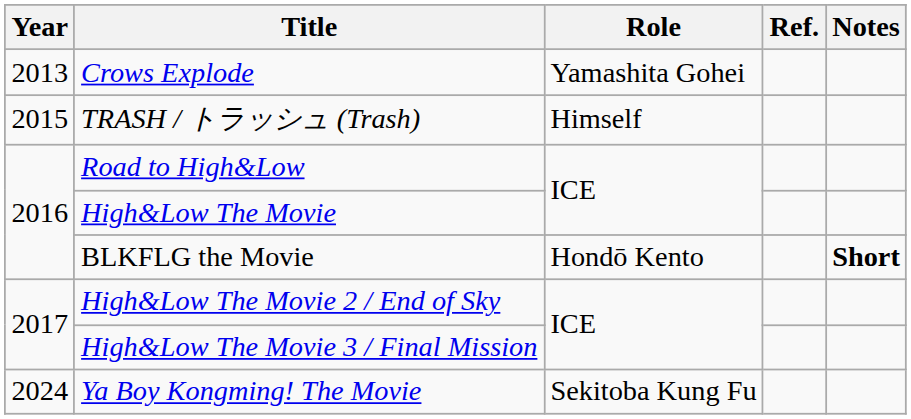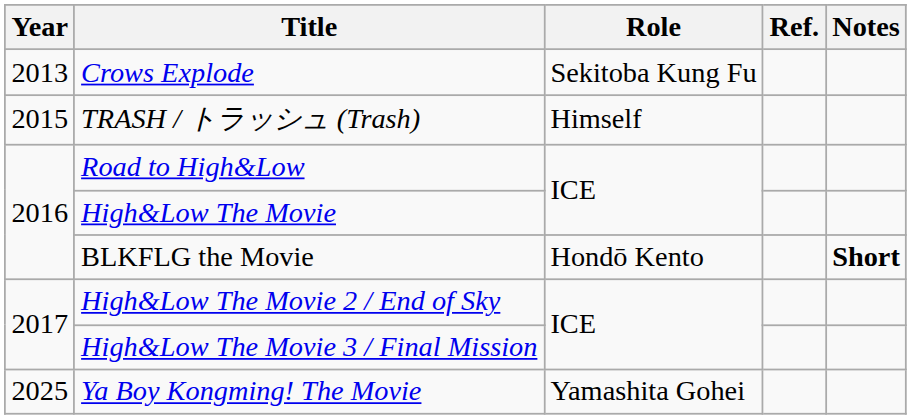(648, 71) Yamashita Gohei -> (653, 71) Sekitoba Kung Fu
(40, 391) 2024 -> (40, 391) 2025
(653, 391) Sekitoba Kung Fu -> (648, 391) Yamashita Gohei
